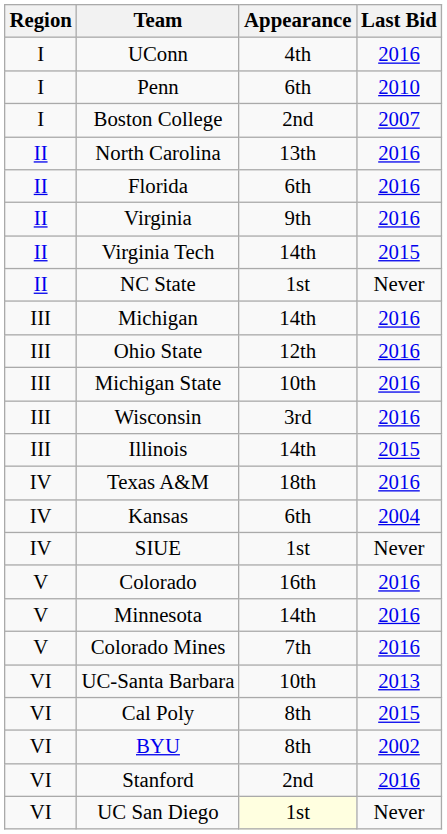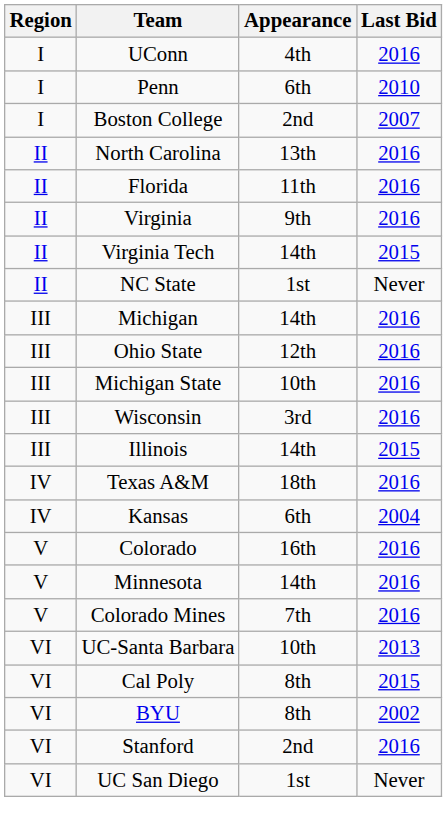(298, 185) 6th -> (298, 185) 11th
- row: (158, 548)
(298, 812) lightyellow background -> (298, 779) no background
